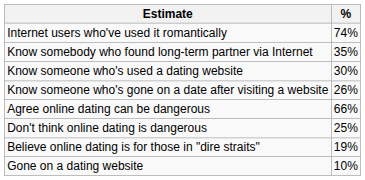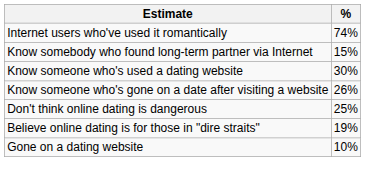(346, 52) 35% -> (346, 52) 15%
- row: (109, 109)
